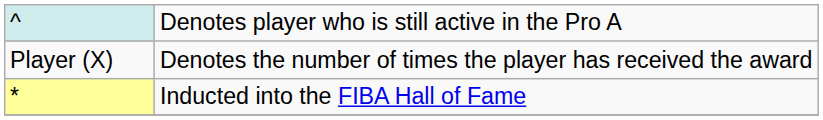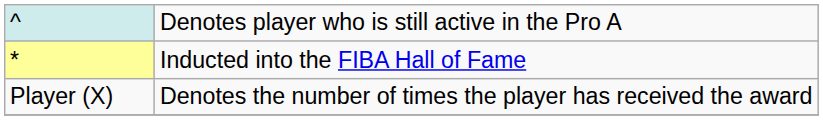rows swapped: (15, 96) <-> (62, 59)
